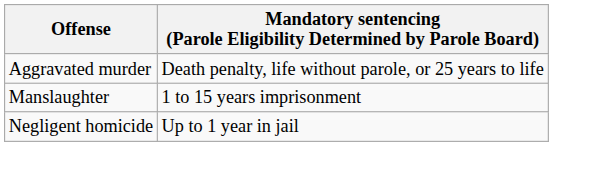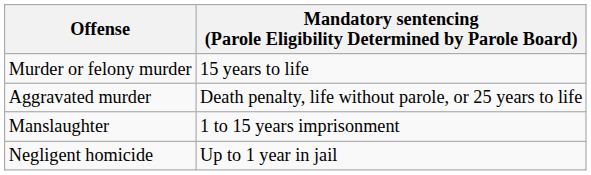+ row: (100, 68)
